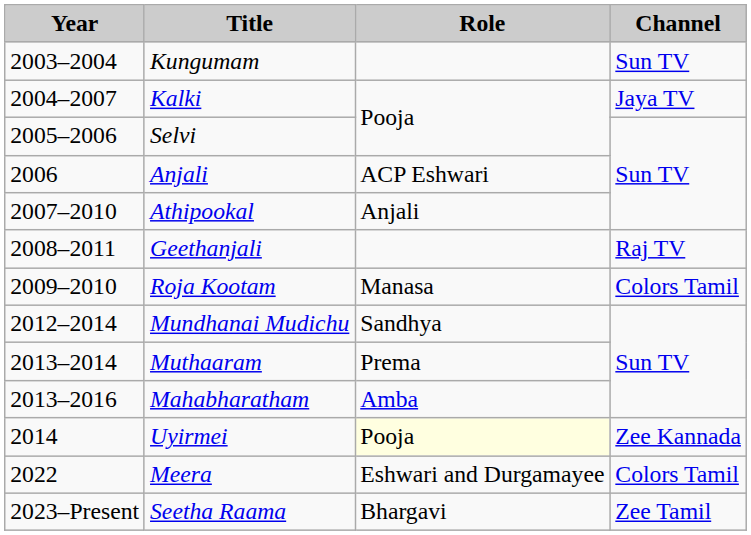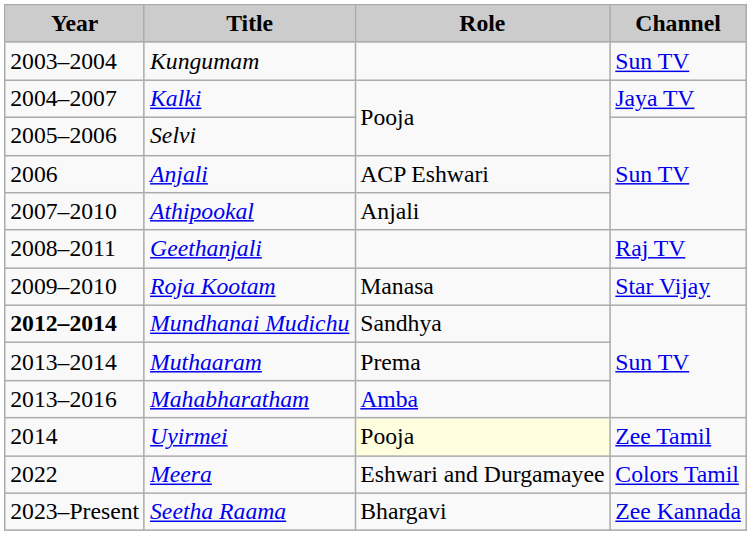(677, 286) Colors Tamil -> (663, 286) Star Vijay
(63, 323) normal -> (63, 323) bold
(678, 436) Zee Kannada -> (663, 436) Zee Tamil
(663, 511) Zee Tamil -> (678, 511) Zee Kannada
